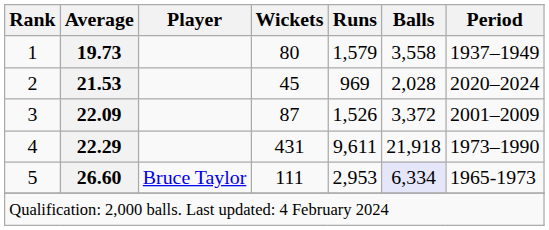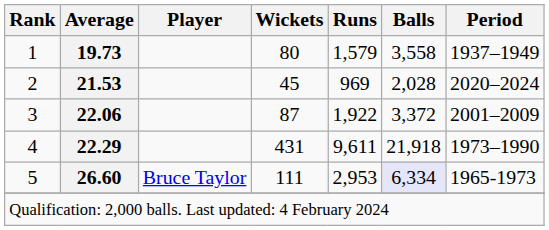(99, 114) 22.09 -> (99, 114) 22.06
(355, 114) 1,526 -> (355, 114) 1,922
